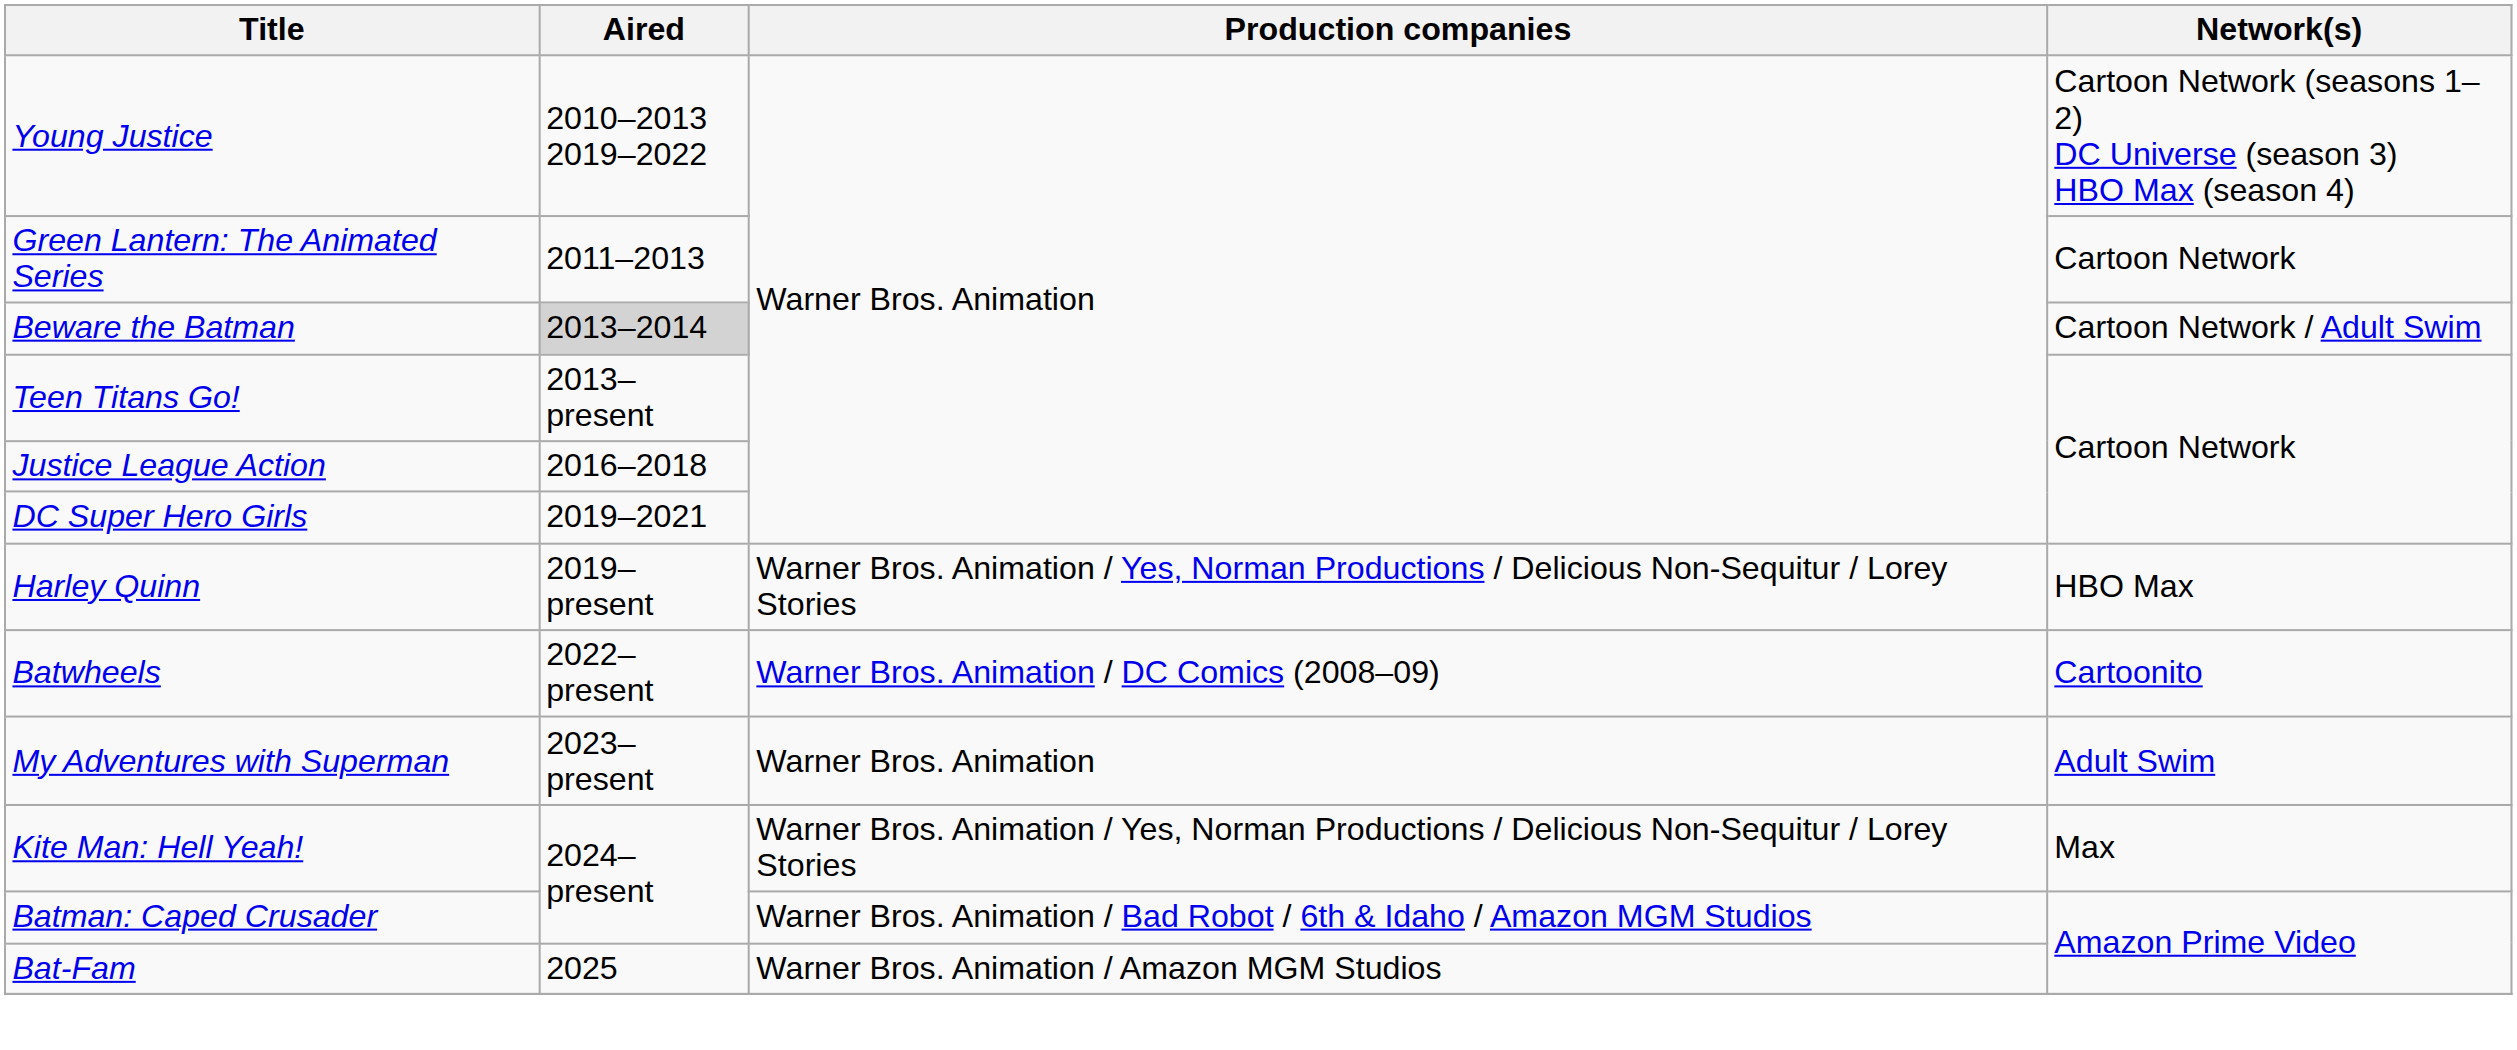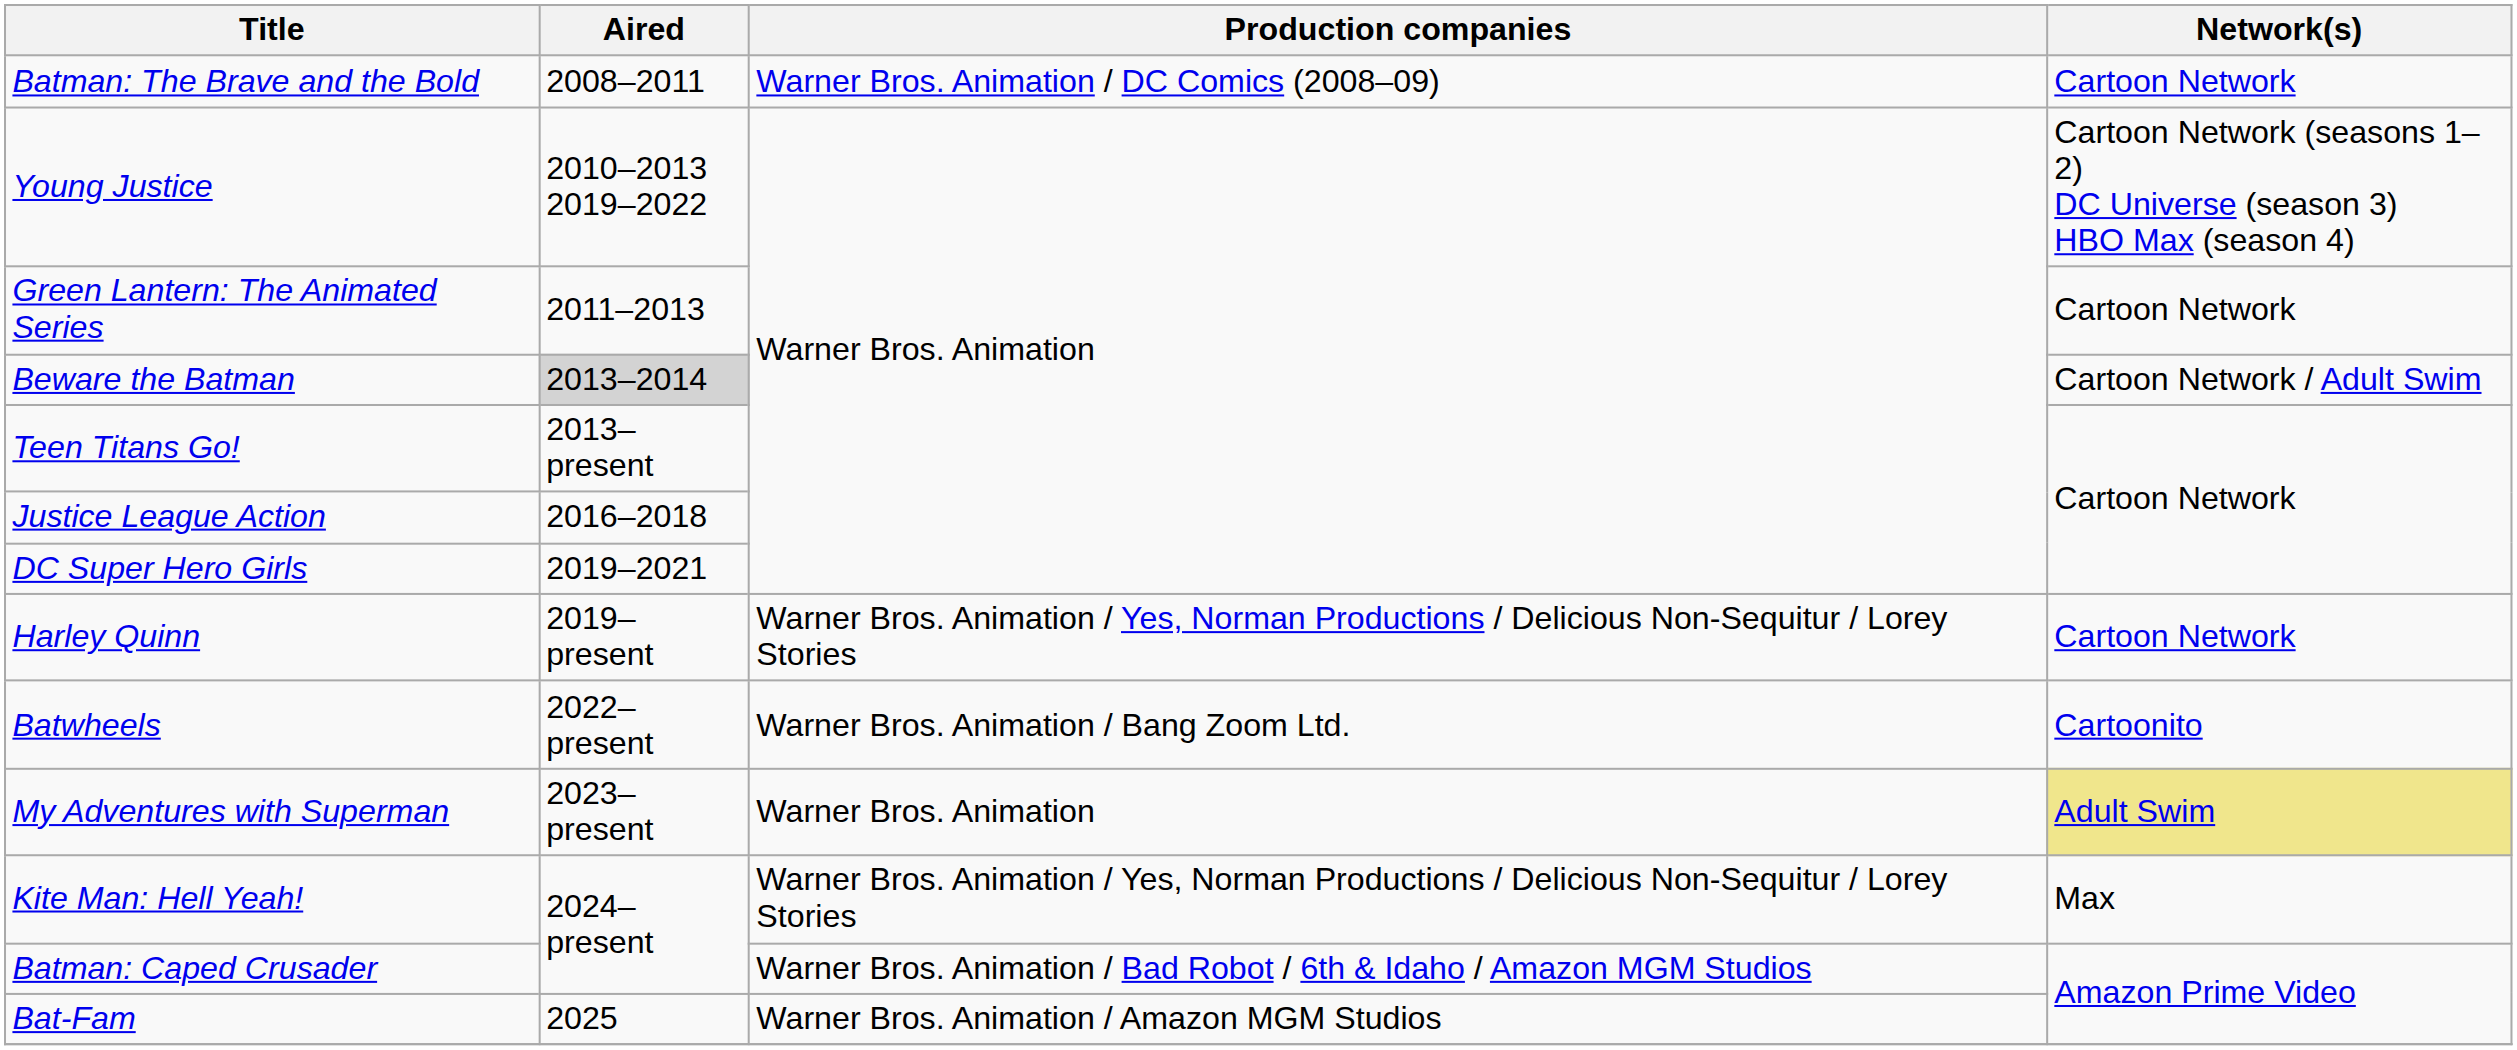+ row: (246, 81)
(2124, 586) HBO Max -> (2175, 637) Cartoon Network
(1098, 673) Warner Bros. Animation / DC Comics (2008–09) -> (1053, 724) Warner Bros. Animation / Bang Zoom Ltd.
(2135, 760) no background -> (2135, 811) khaki background
